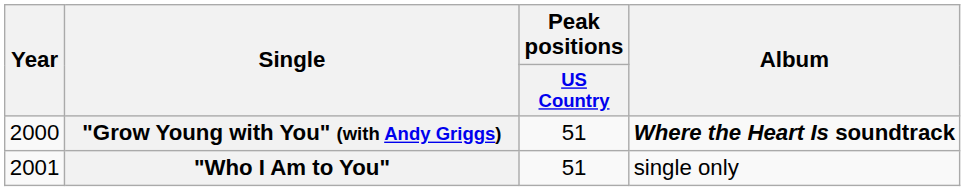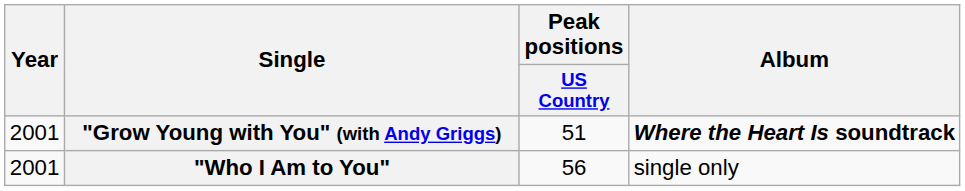(35, 132) 2000 -> (35, 132) 2001
(574, 168) 51 -> (574, 168) 56
